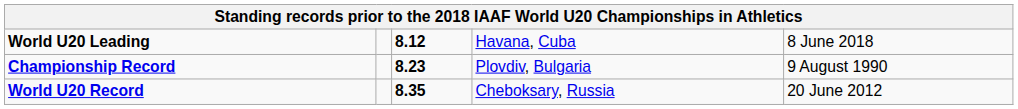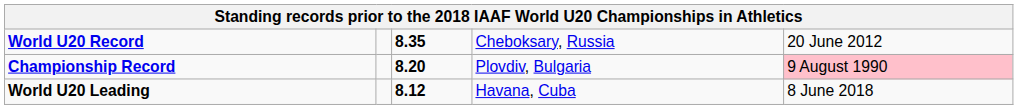rows swapped: (76, 91) <-> (79, 41)
(410, 66) 8.23 -> (410, 66) 8.20
(837, 66) no background -> (837, 66) pink background
